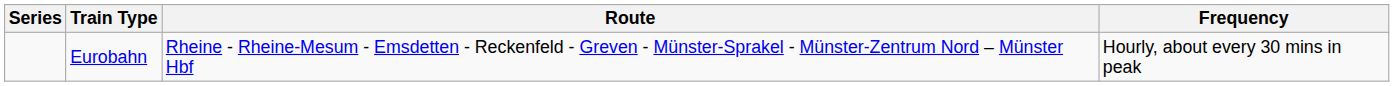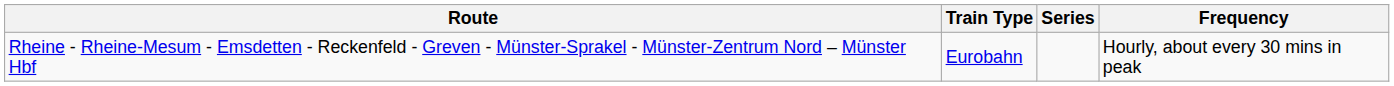columns swapped: (35, 18) <-> (630, 18)
